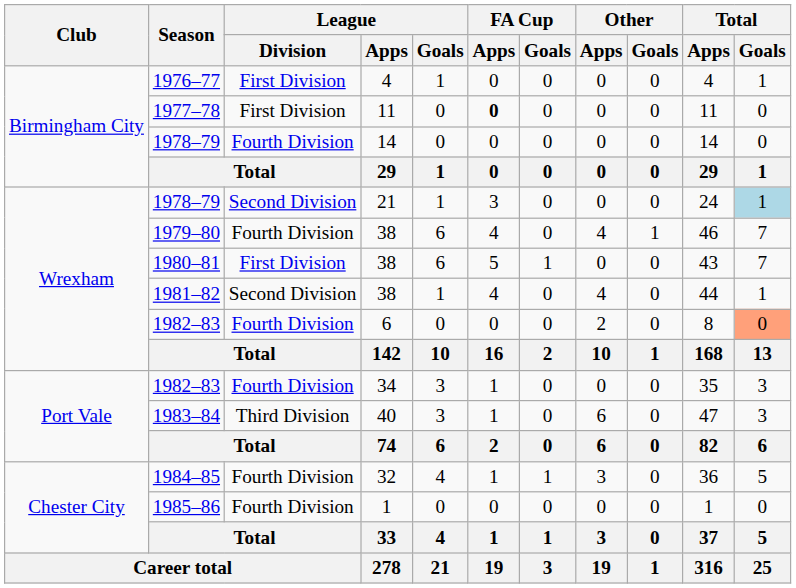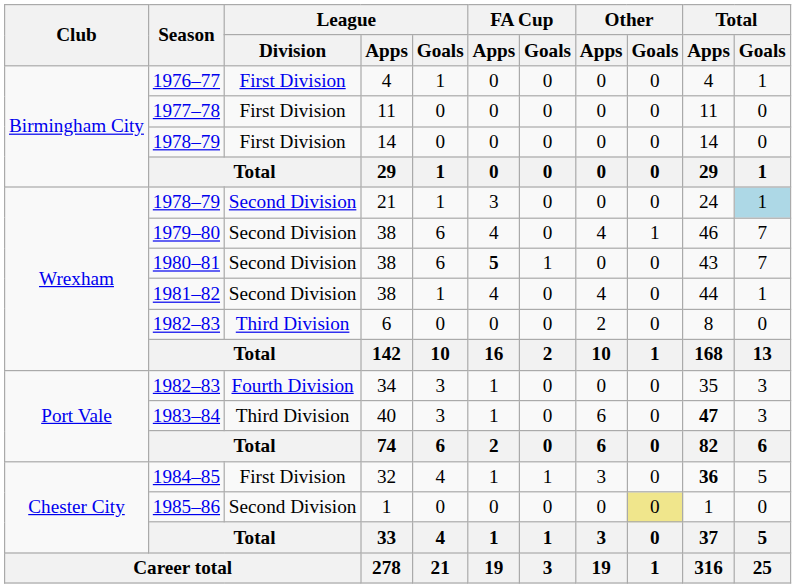(494, 111) bold -> (494, 111) normal
(293, 141) Fourth Division -> (293, 141) First Division
(293, 232) Fourth Division -> (293, 232) Second Division
(293, 263) First Division -> (293, 263) Second Division
(494, 263) normal -> (494, 263) bold
(293, 324) Fourth Division -> (293, 324) Third Division
(762, 324) lightsalmon background -> (762, 324) no background
(709, 415) normal -> (709, 415) bold
(293, 476) Fourth Division -> (293, 476) First Division
(709, 476) normal -> (709, 476) bold
(293, 506) Fourth Division -> (293, 506) Second Division
(655, 506) no background -> (655, 506) khaki background
